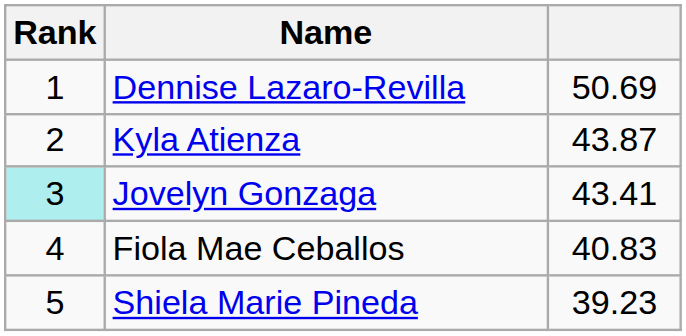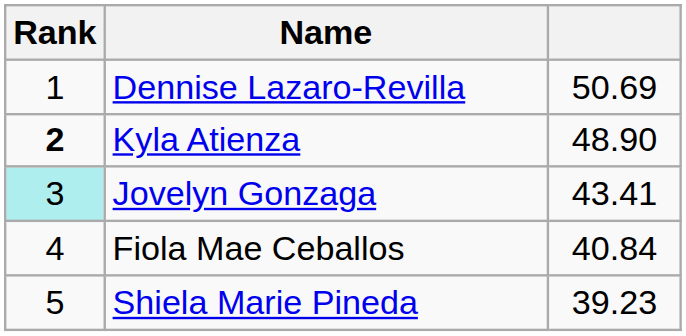(55, 140) normal -> (55, 140) bold
(614, 140) 43.87 -> (614, 140) 48.90
(614, 248) 40.83 -> (614, 248) 40.84
